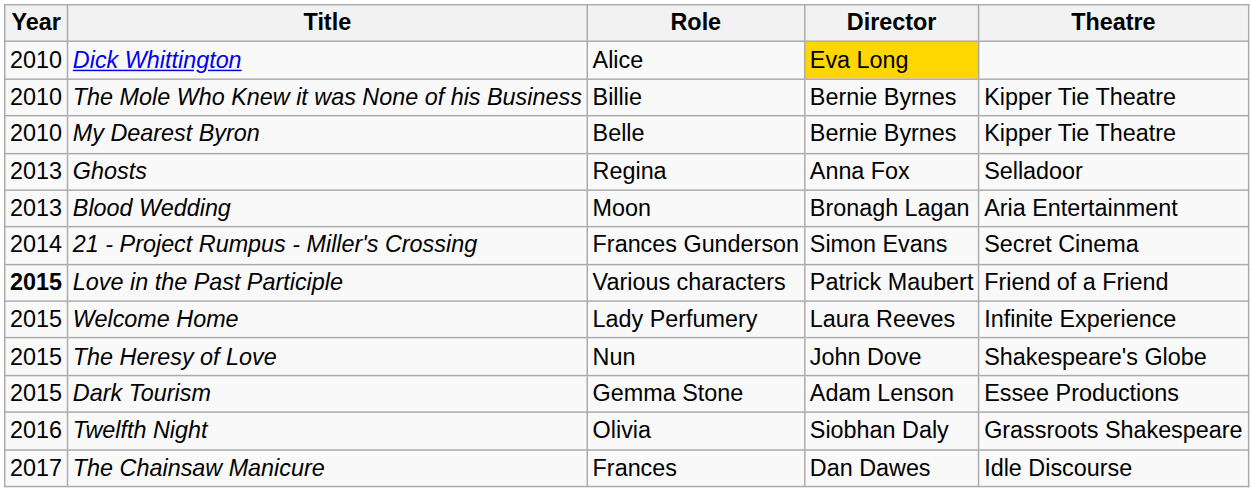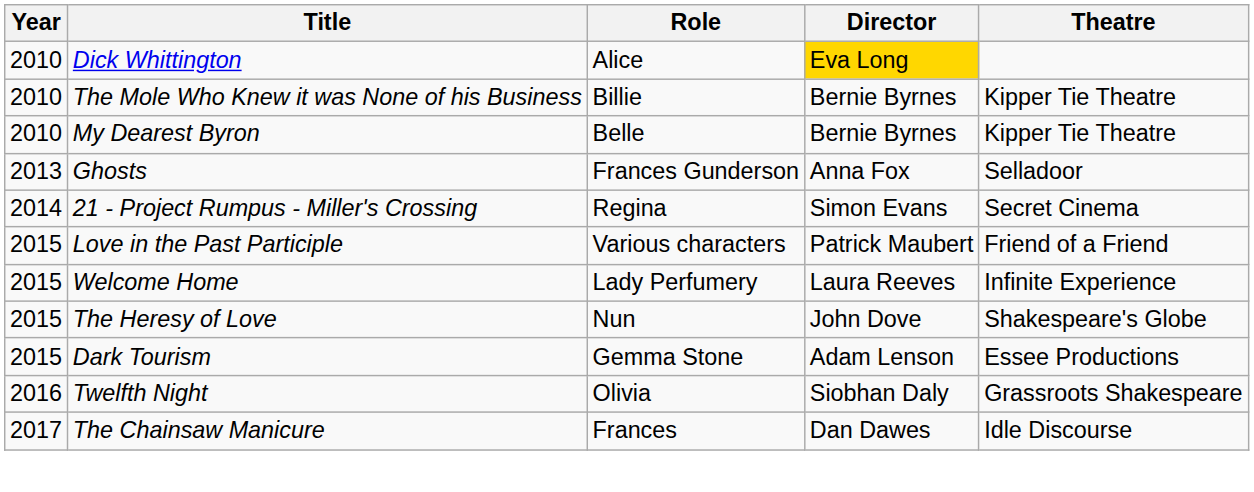(630, 171) Regina -> (696, 171) Frances Gunderson
- row: (152, 208)
(696, 245) Frances Gunderson -> (630, 208) Regina
(36, 282) bold -> (36, 245) normal
